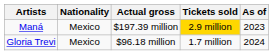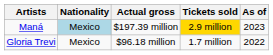(85, 27) no background -> (85, 27) lightblue background
(254, 42) 2024 -> (254, 42) 2022
